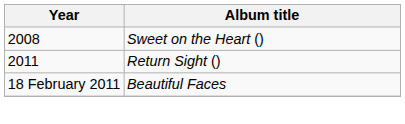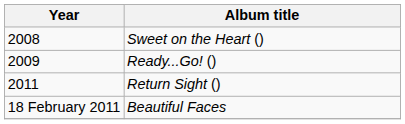+ row: (172, 61)
